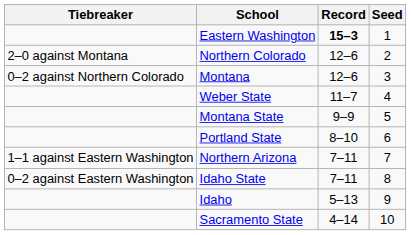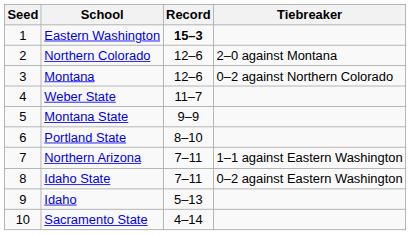columns swapped: (387, 15) <-> (100, 15)
